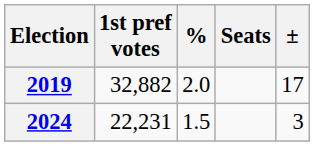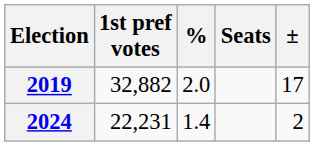(196, 121) 1.5 -> (196, 121) 1.4
(298, 121) 3 -> (298, 121) 2
